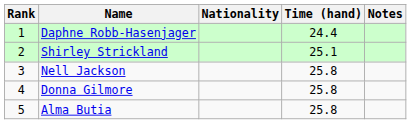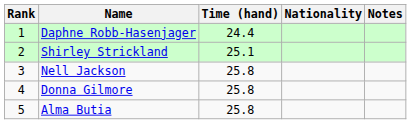columns swapped: (240, 14) <-> (323, 14)
